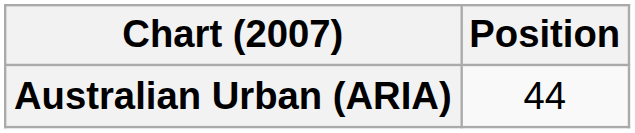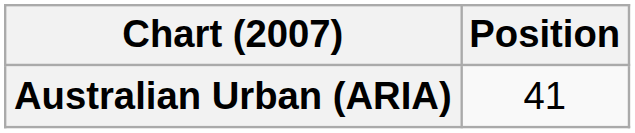(545, 95) 44 -> (545, 95) 41
